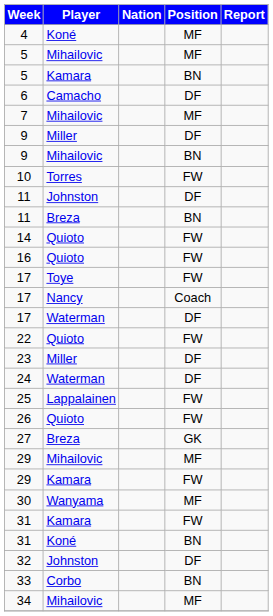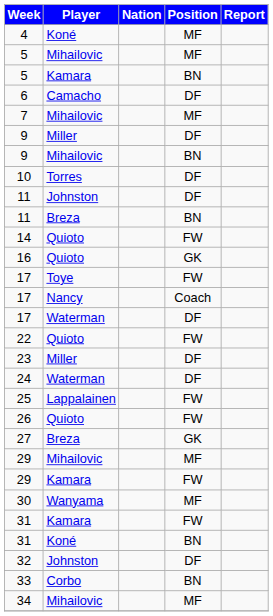(193, 176) FW -> (193, 176) DF
(193, 257) FW -> (193, 257) GK
